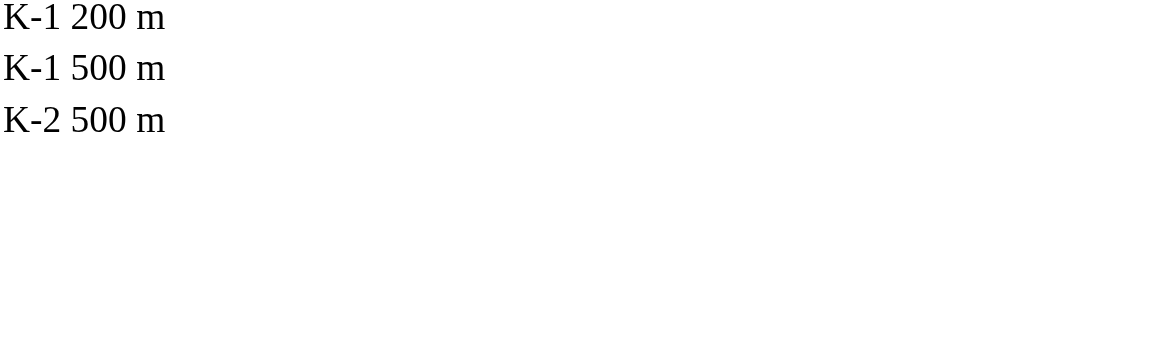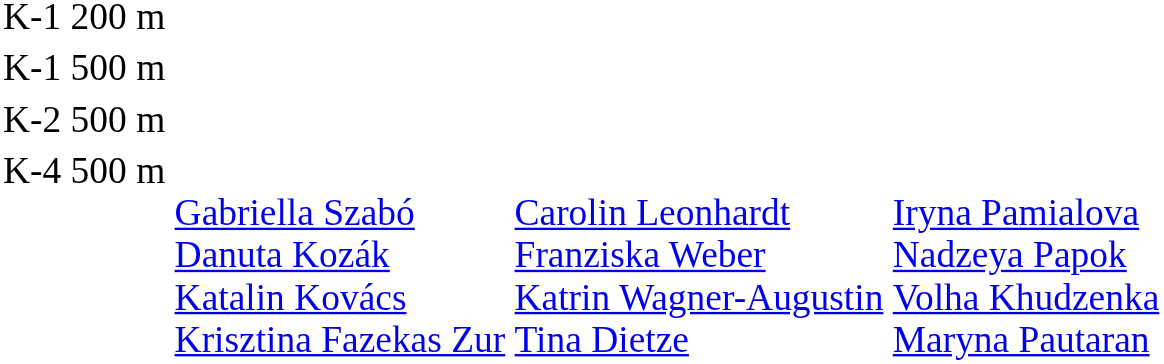+ row: (84, 170)
